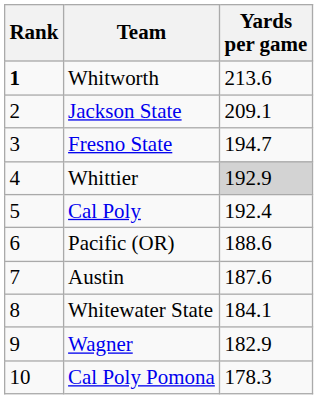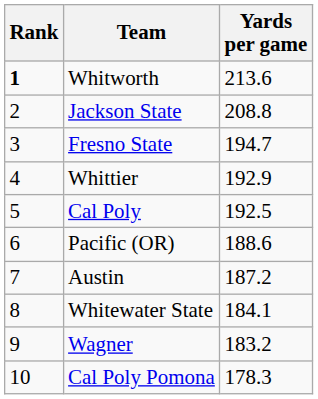(248, 111) 209.1 -> (248, 111) 208.8
(248, 177) lightgrey background -> (248, 177) no background
(248, 210) 192.4 -> (248, 210) 192.5
(248, 277) 187.6 -> (248, 277) 187.2
(248, 343) 182.9 -> (248, 343) 183.2
